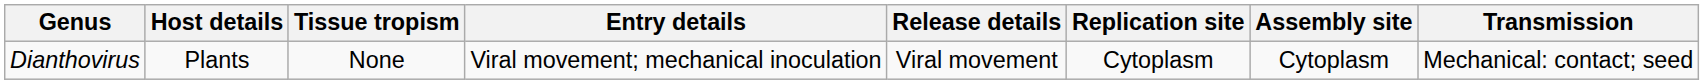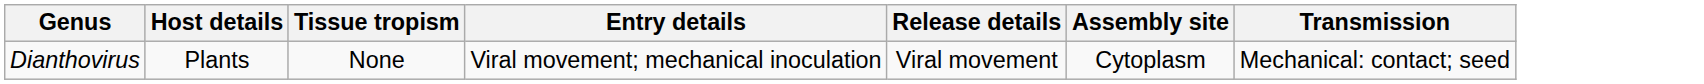- column: (1158, 23)
